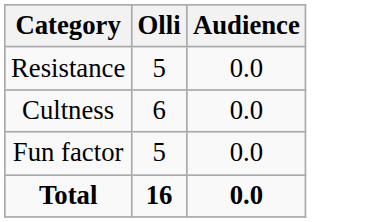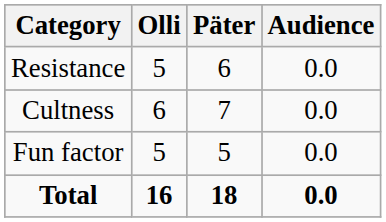+ column: (224, 25)
